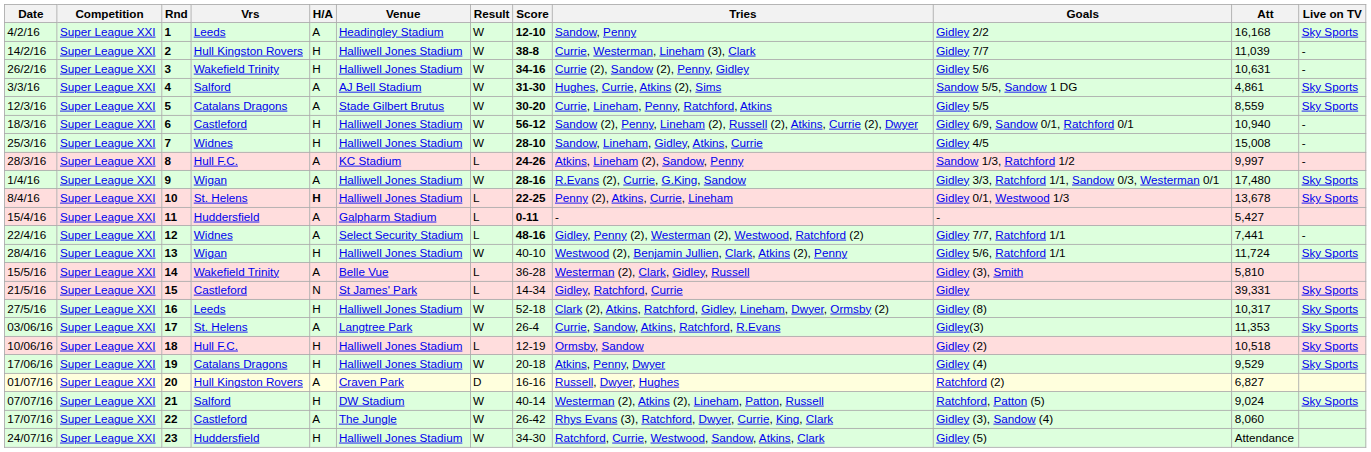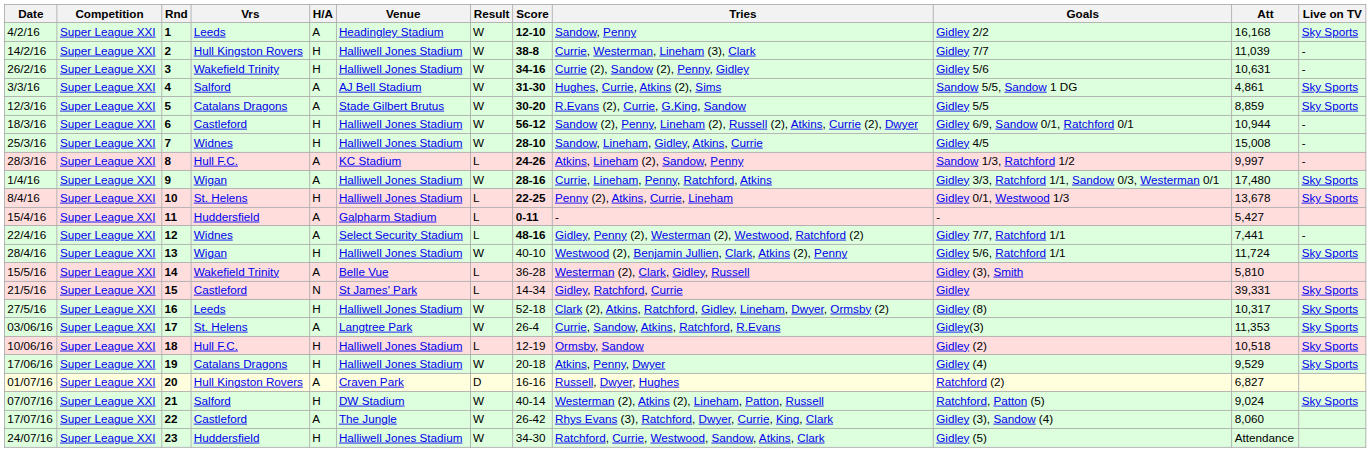(663, 105) Currie, Lineham, Penny, Ratchford, Atkins -> (651, 105) R.Evans (2), Currie, G.King, Sandow
(1249, 105) 8,559 -> (1249, 105) 8,859
(1253, 124) 10,940 -> (1253, 124) 10,944
(651, 179) R.Evans (2), Currie, G.King, Sandow -> (663, 179) Currie, Lineham, Penny, Ratchford, Atkins
(317, 198) bold -> (317, 198) normal
